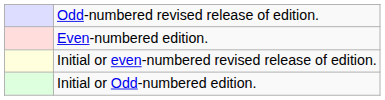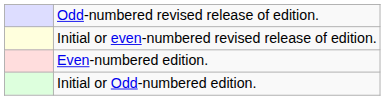rows swapped: (217, 60) <-> (133, 38)
